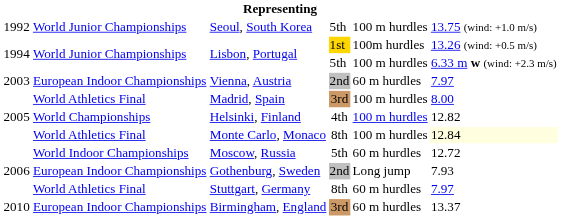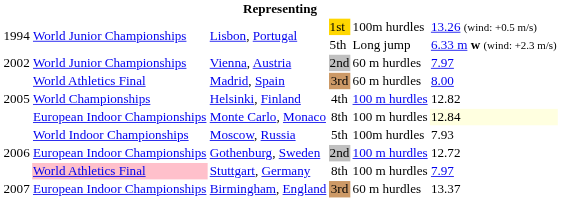- row: (261, 26)
(390, 63) 100 m hurdles -> (382, 45) Long jump
(17, 81) 2003 -> (17, 63) 2002
(120, 81) European Indoor Championships -> (110, 63) World Junior Championships
(390, 99) 100 m hurdles -> (387, 81) 60 m hurdles
(89, 135) World Athletics Final -> (120, 117) European Indoor Championships
(387, 153) 60 m hurdles -> (388, 135) 100m hurdles
(446, 153) 12.72 -> (442, 135) 7.93
(382, 171) Long jump -> (390, 153) 100 m hurdles
(442, 171) 7.93 -> (446, 153) 12.72
(89, 189) no background -> (89, 171) pink background
(387, 189) 60 m hurdles -> (390, 171) 100 m hurdles
(17, 207) 2010 -> (17, 189) 2007
